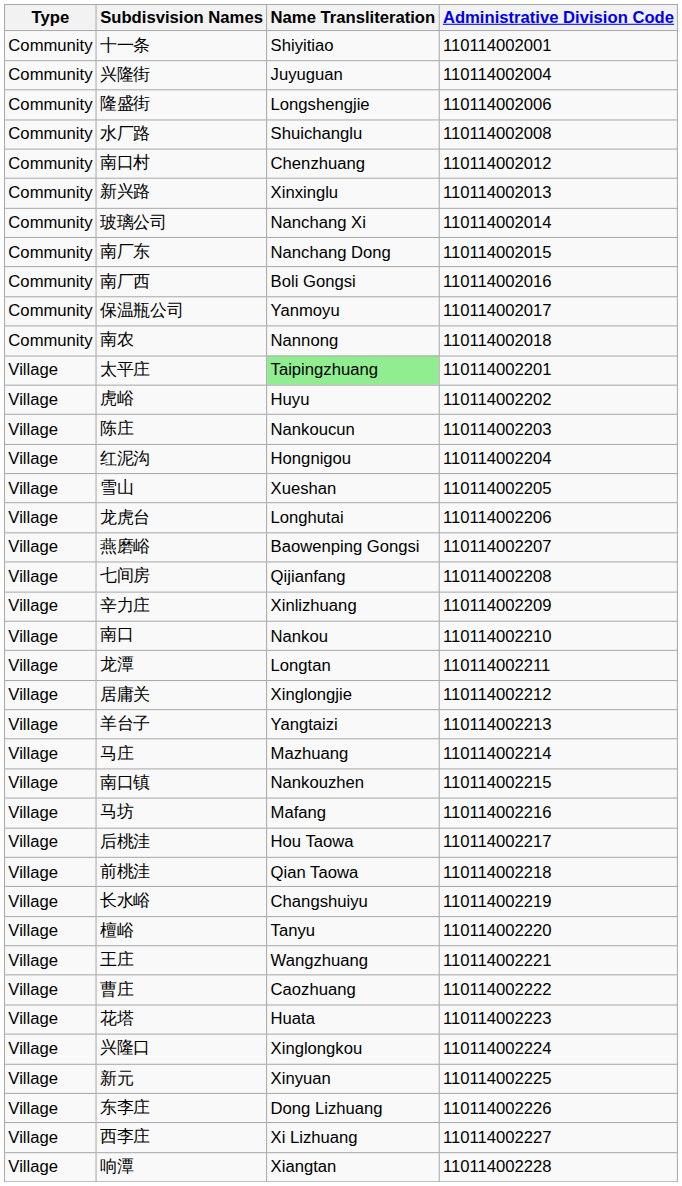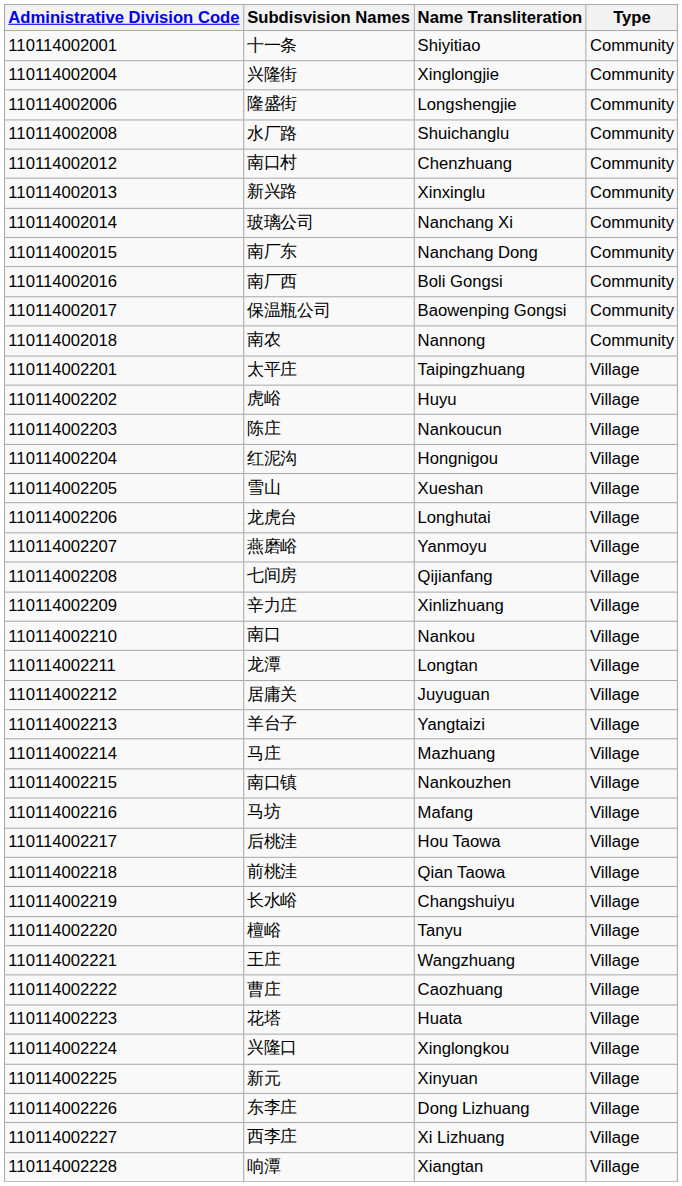columns swapped: (558, 17) <-> (50, 17)
(307, 75) Juyuguan -> (458, 75) Xinglongjie
(305, 311) Yanmoyu -> (492, 311) Baowenping Gongsi
(324, 370) lightgreen background -> (471, 370) no background
(345, 547) Baowenping Gongsi -> (452, 547) Yanmoyu
(311, 694) Xinglongjie -> (454, 694) Juyuguan
